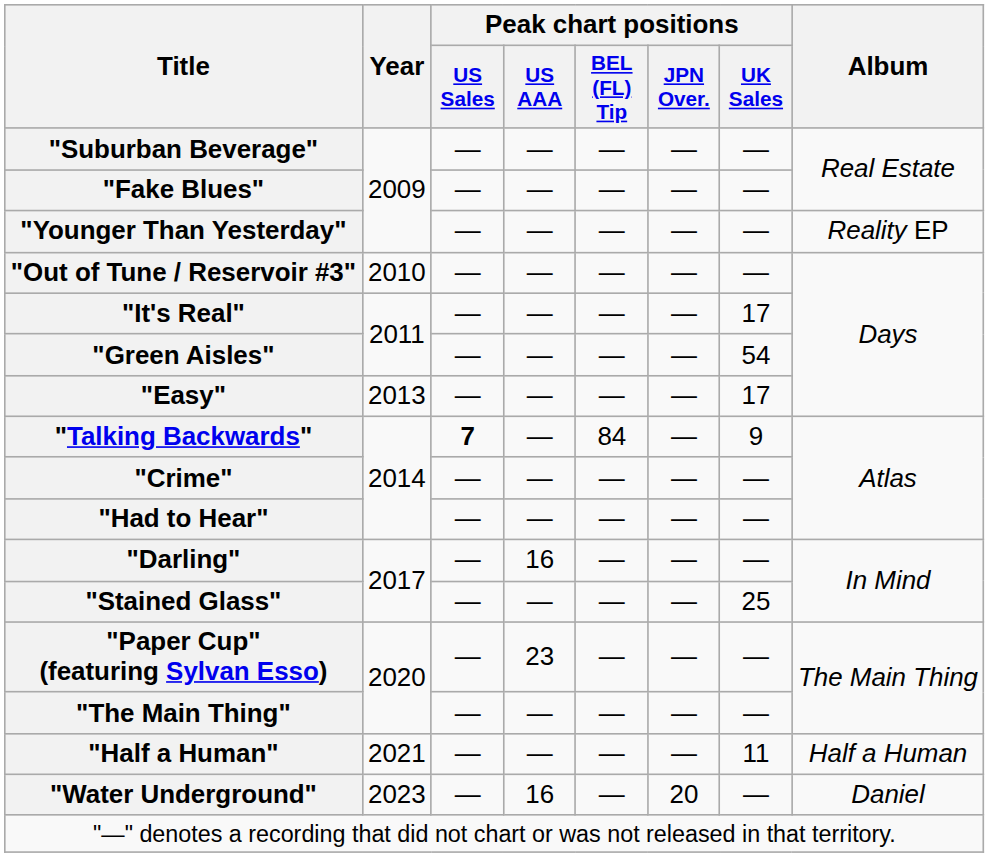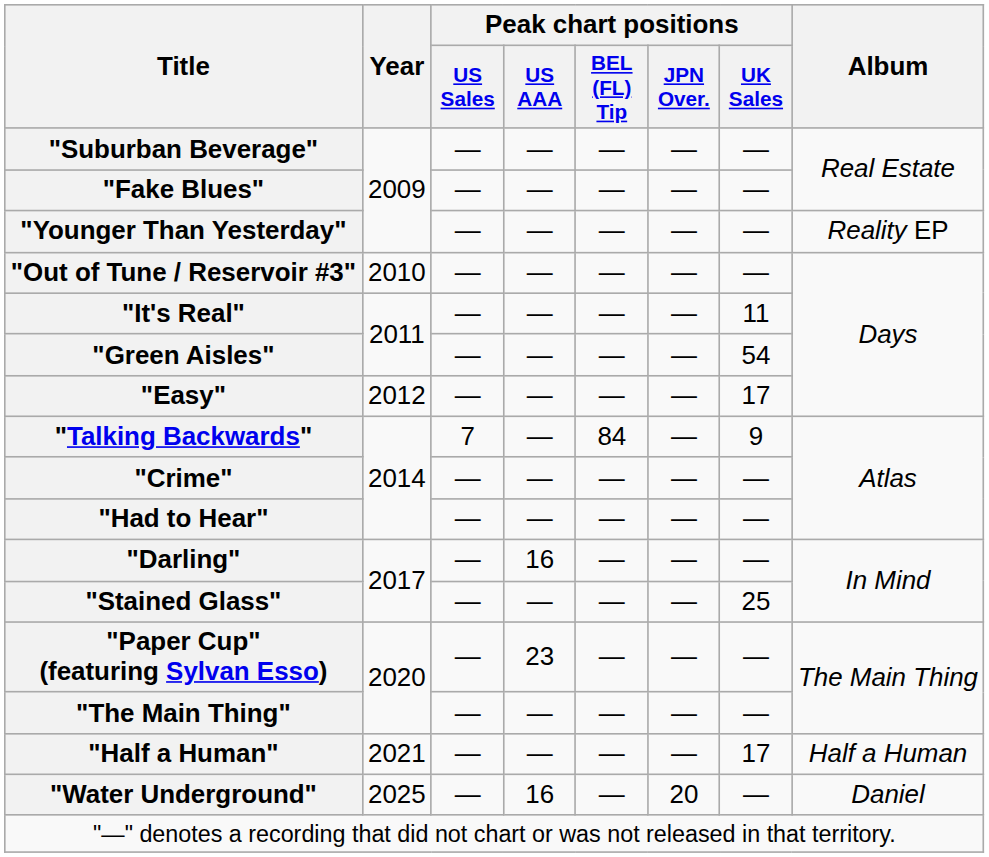(756, 313) 17 -> (756, 313) 11
(397, 395) 2013 -> (397, 395) 2012
(468, 436) bold -> (468, 436) normal
(756, 753) 11 -> (756, 753) 17
(397, 794) 2023 -> (397, 794) 2025
